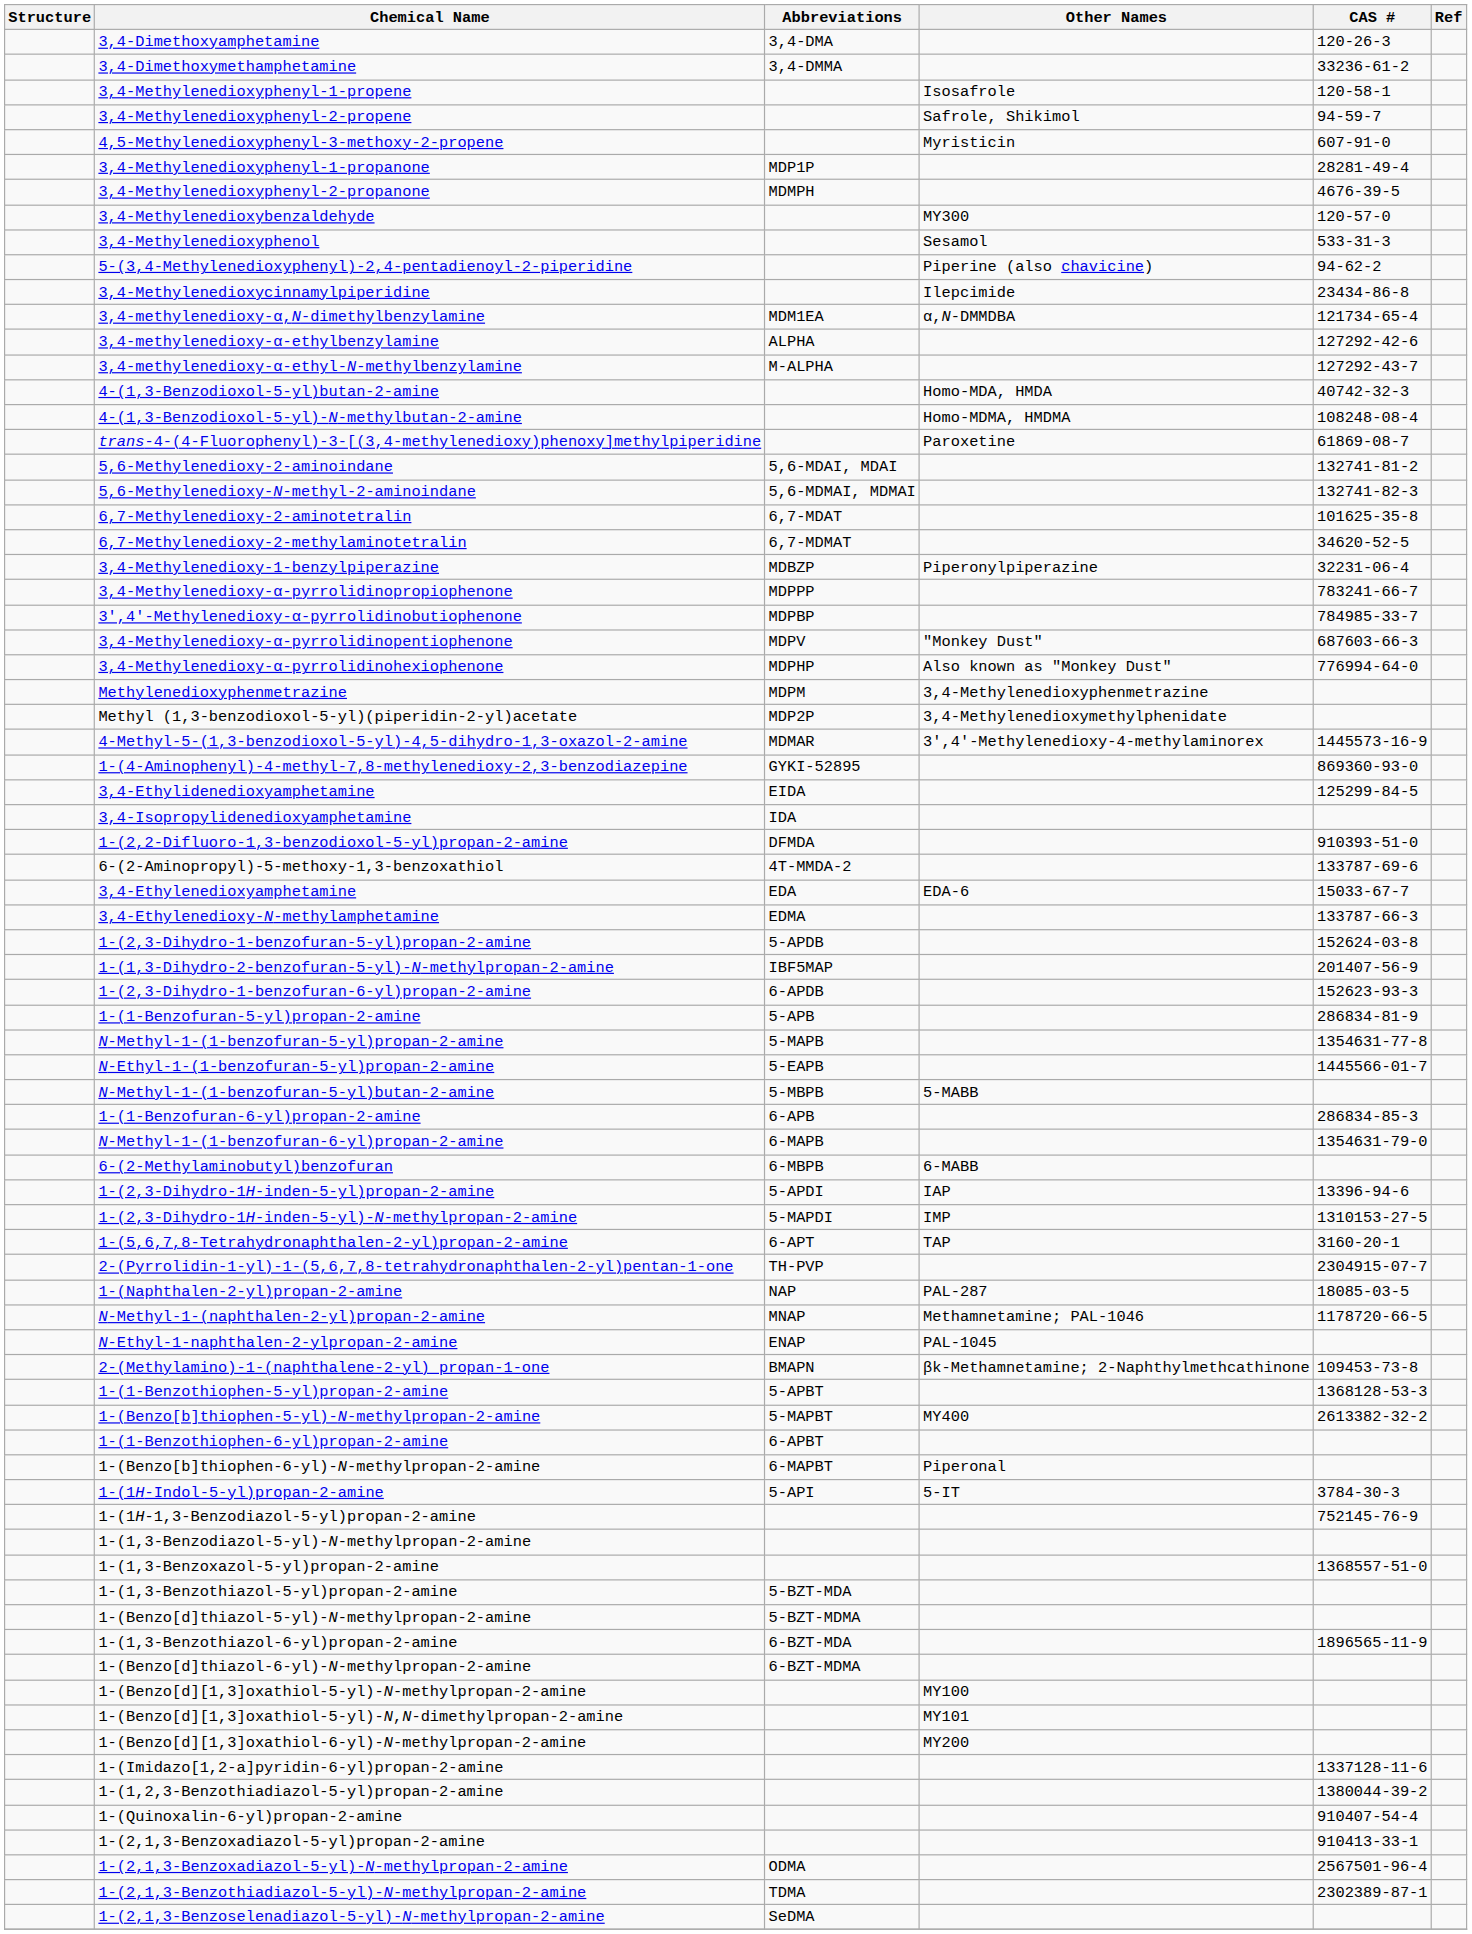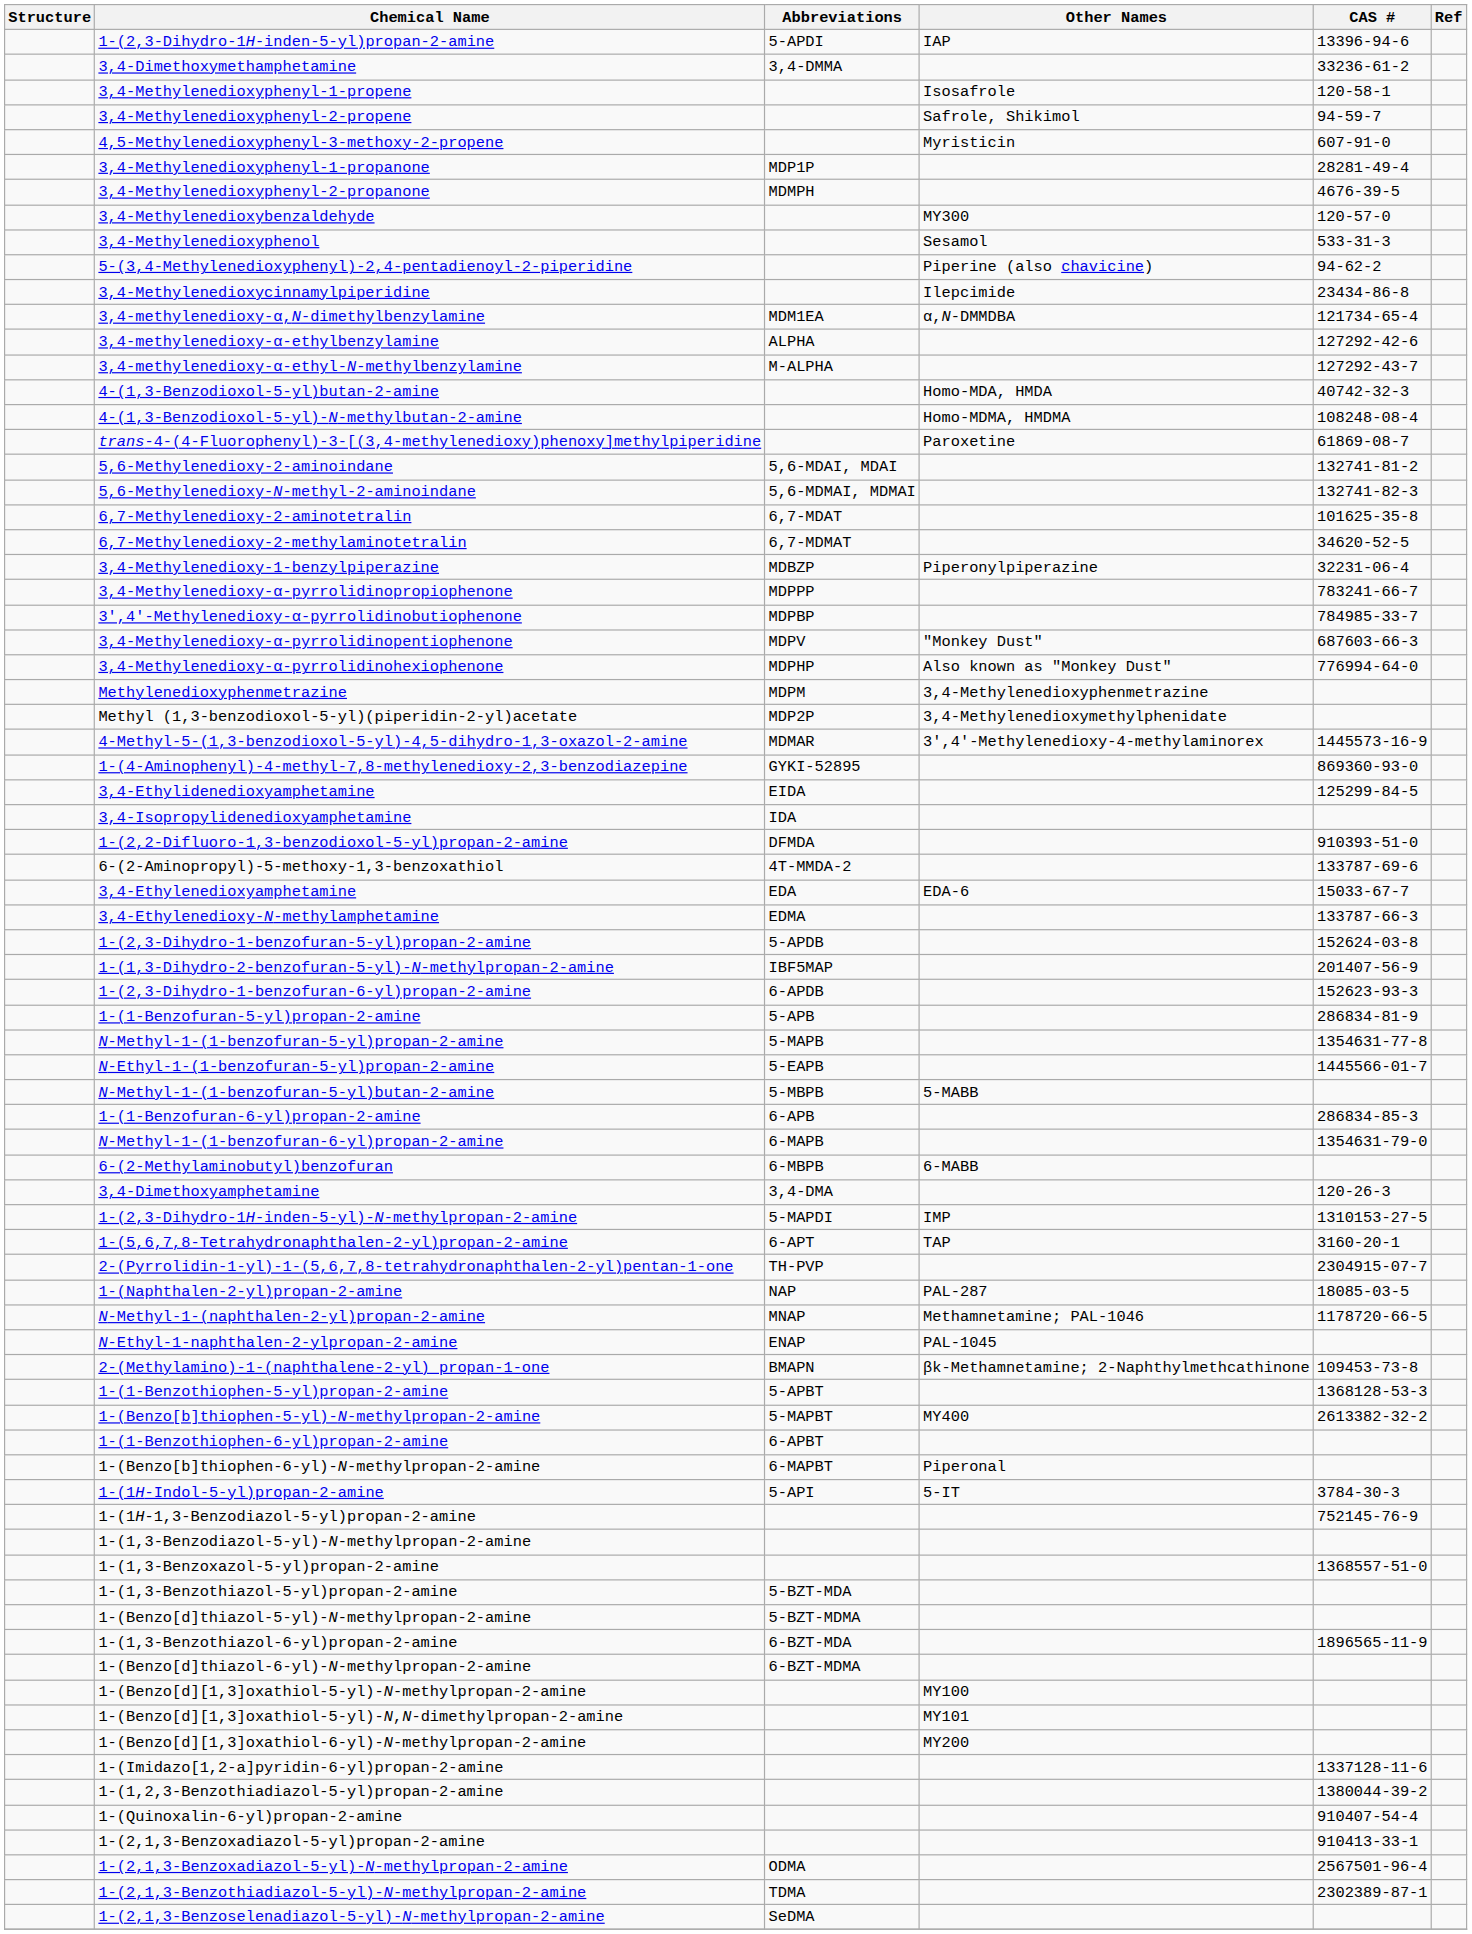rows swapped: (209, 42) <-> (296, 1192)
